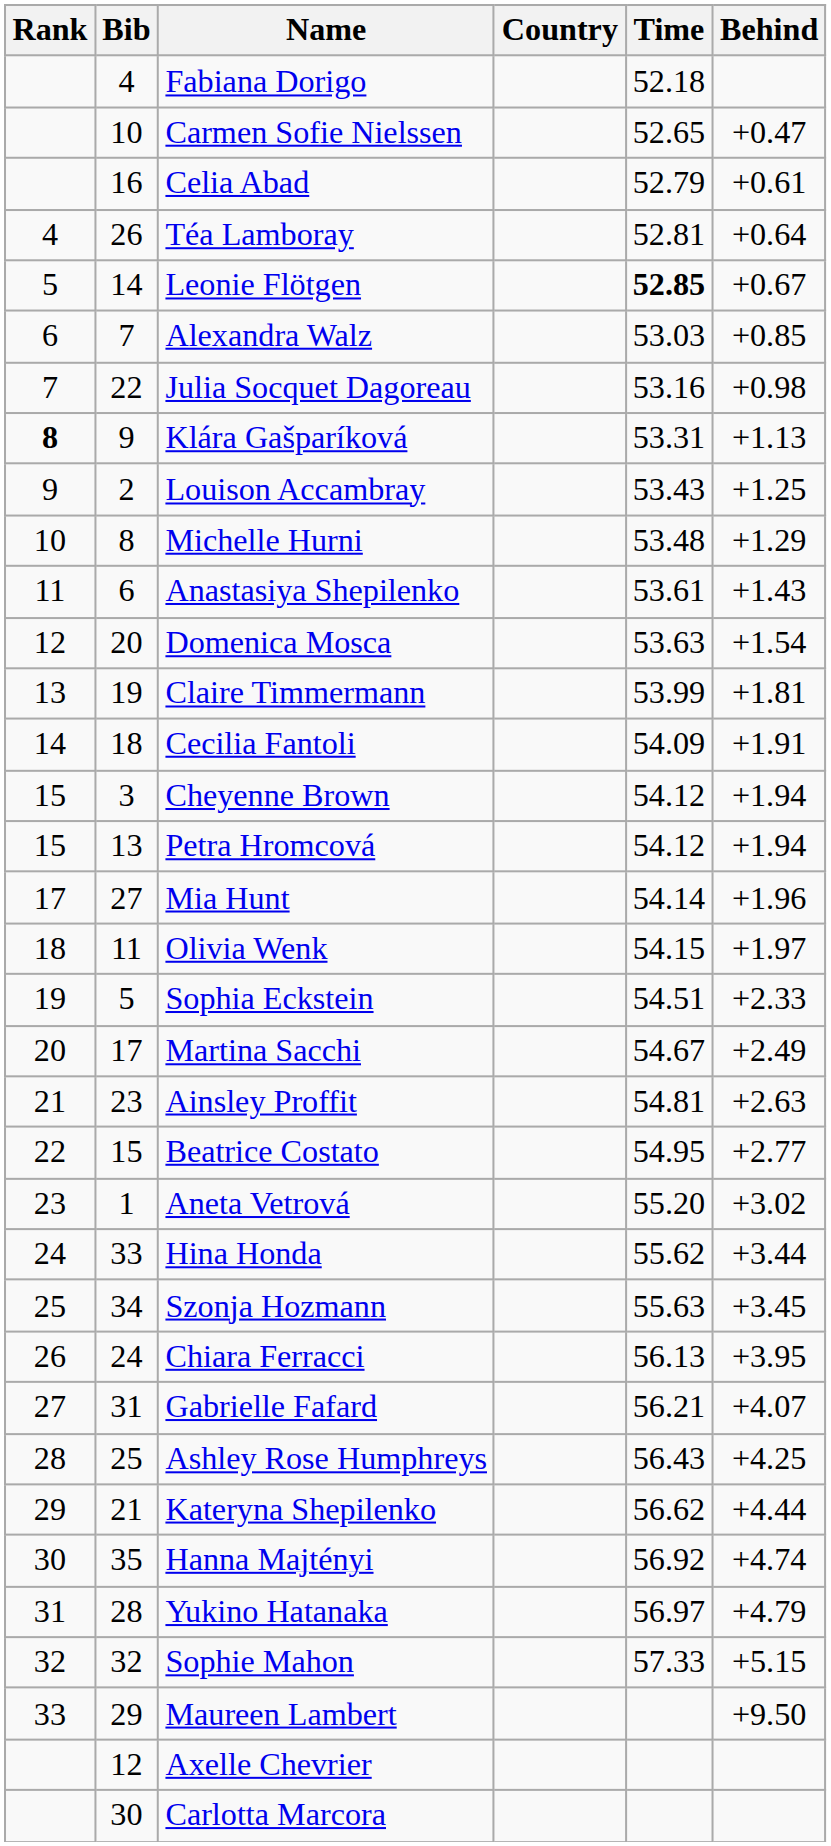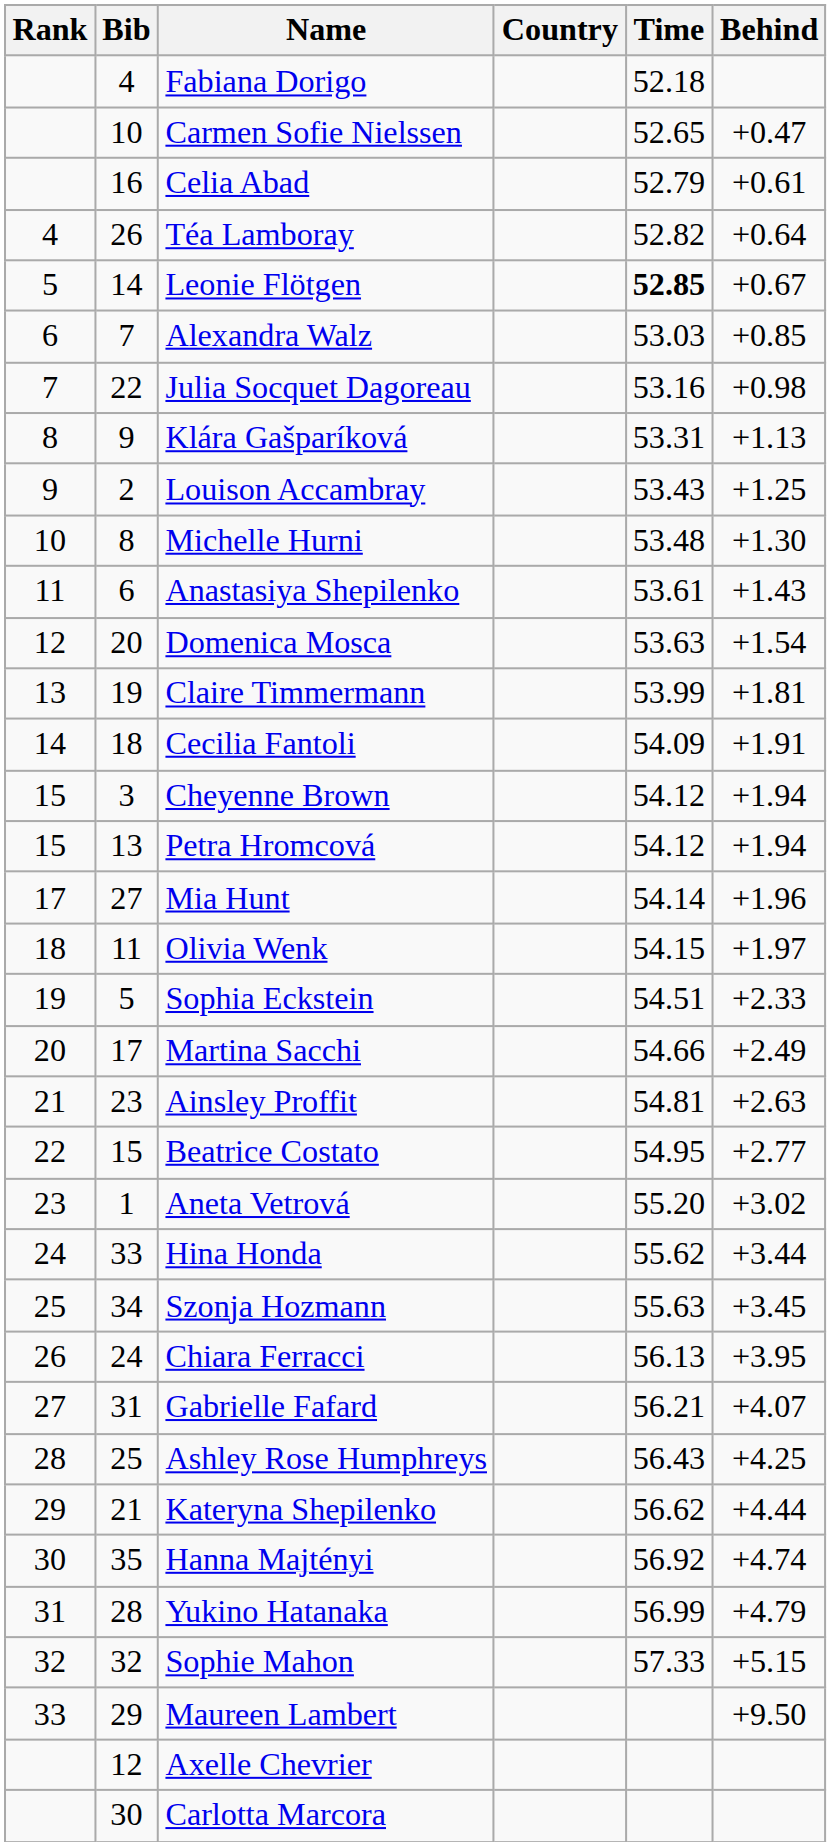(669, 234) 52.81 -> (669, 234) 52.82
(50, 438) bold -> (50, 438) normal
(769, 540) +1.29 -> (769, 540) +1.30
(669, 1050) 54.67 -> (669, 1050) 54.66
(669, 1611) 56.97 -> (669, 1611) 56.99
